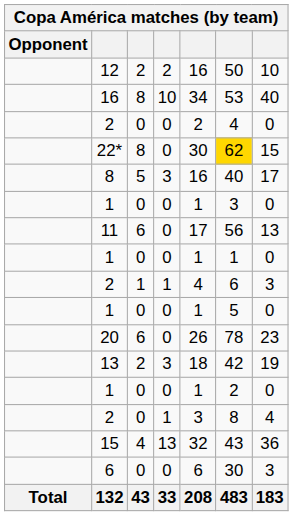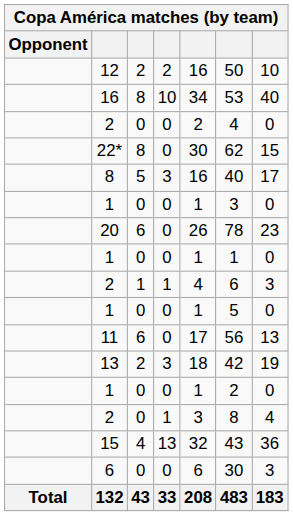(234, 151) gold background -> (234, 151) no background
rows swapped: (109, 230) <-> (109, 337)
